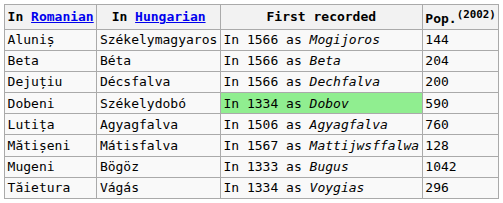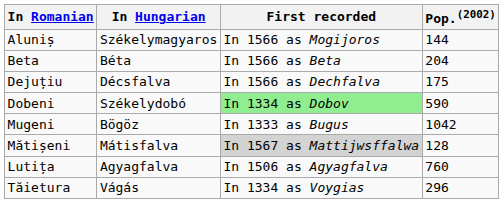(437, 82) 200 -> (437, 82) 175
rows swapped: (31, 124) <-> (31, 167)
(321, 146) no background -> (321, 146) lightgrey background
